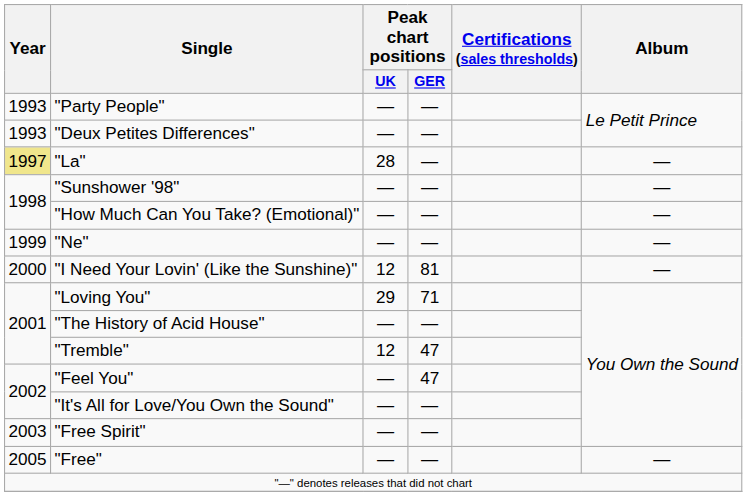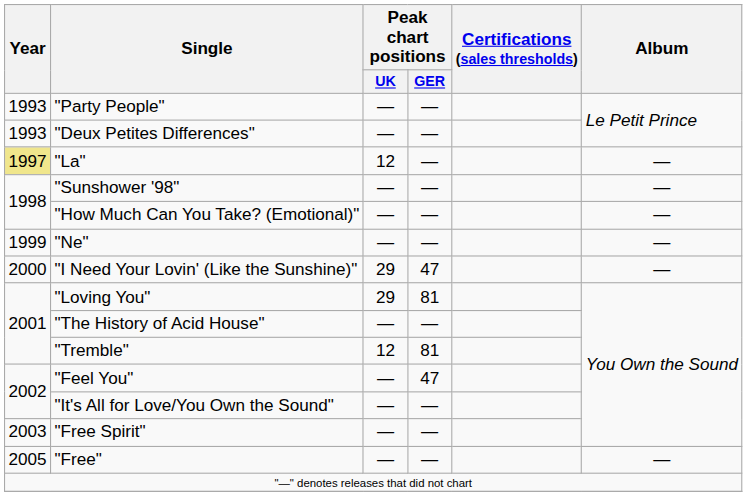(385, 160) 28 -> (385, 160) 12
(385, 269) 12 -> (385, 269) 29
(430, 269) 81 -> (430, 269) 47
(430, 296) 71 -> (430, 296) 81
(430, 350) 47 -> (430, 350) 81
